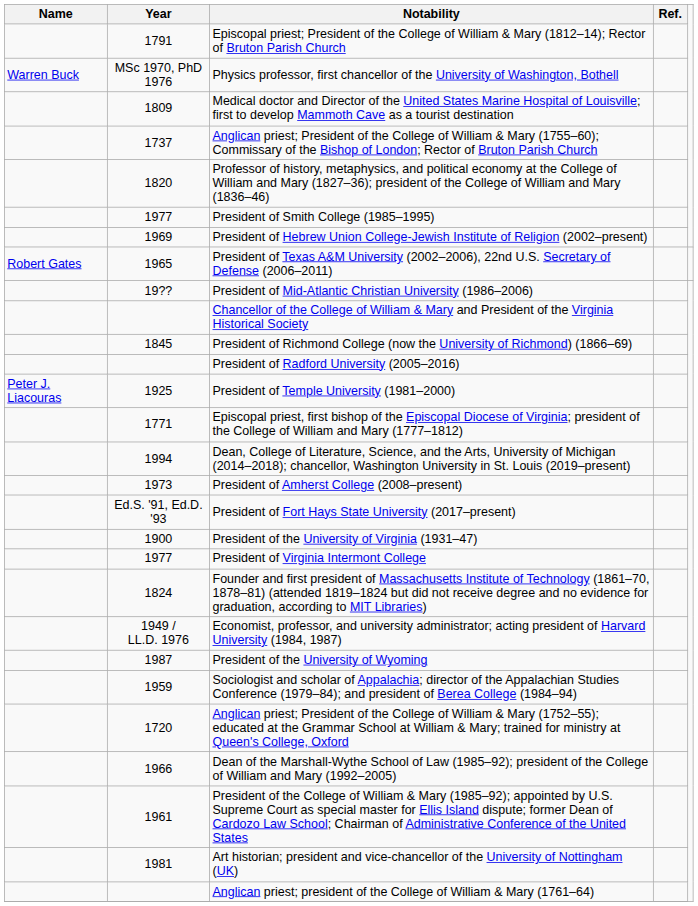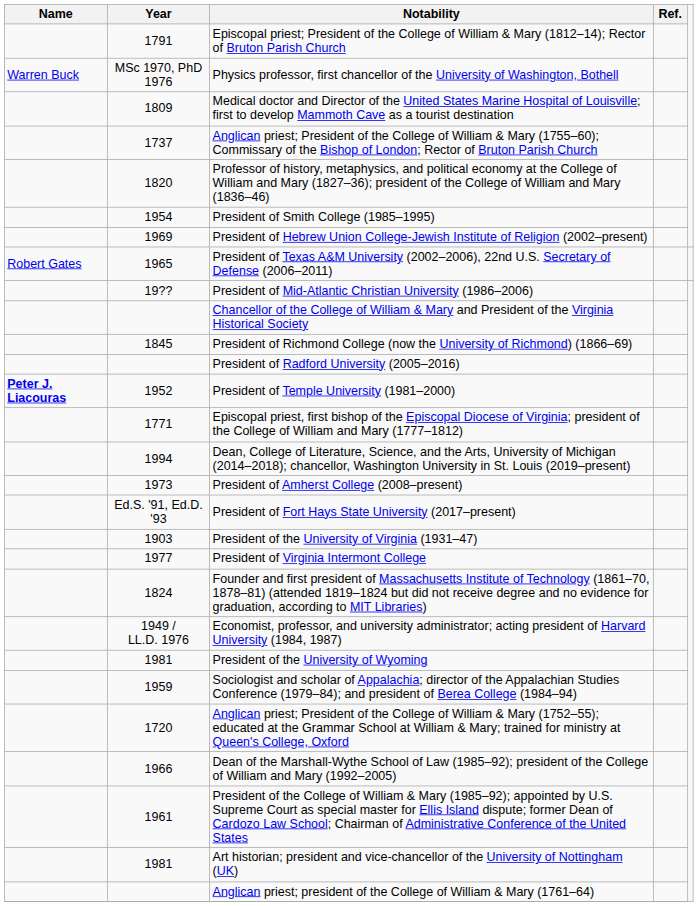(158, 217) 1977 -> (158, 217) 1954
(34, 391) normal -> (37, 391) bold
(158, 391) 1925 -> (158, 391) 1952
(158, 539) 1900 -> (158, 539) 1903
(158, 660) 1987 -> (158, 660) 1981
